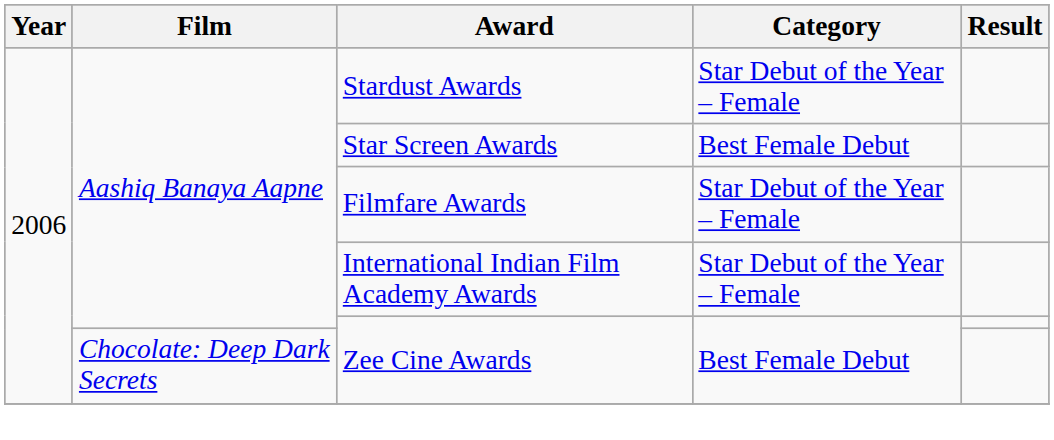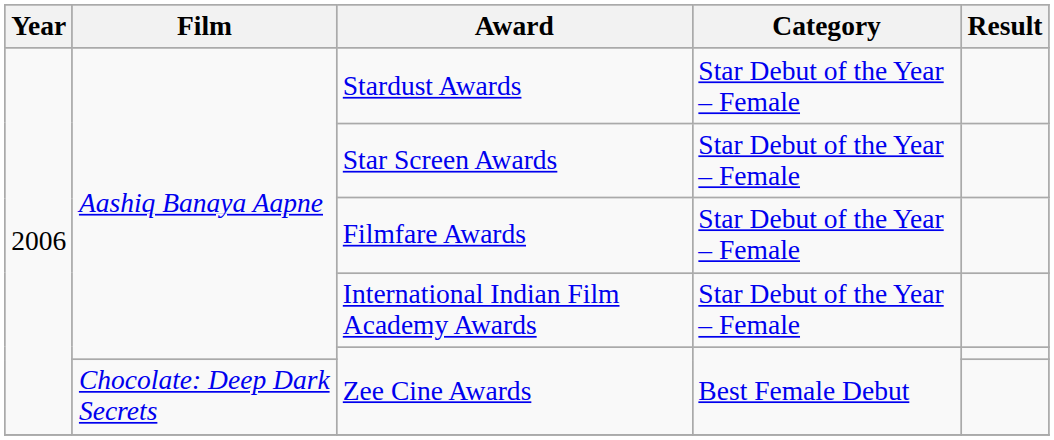(804, 144) Best Female Debut -> (821, 160) Star Debut of the Year – Female
